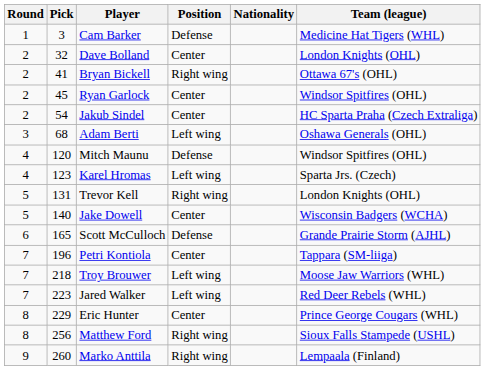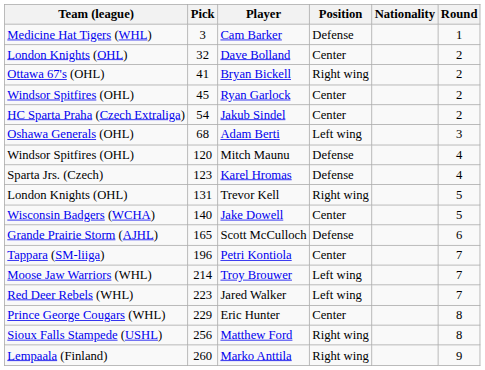columns swapped: (26, 14) <-> (389, 14)
(196, 174) Left wing -> (333, 174) Defense
(62, 275) 218 -> (203, 275) 214
